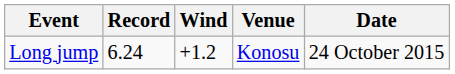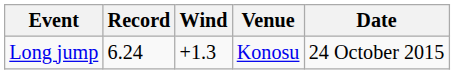(198, 52) +1.2 -> (198, 52) +1.3
